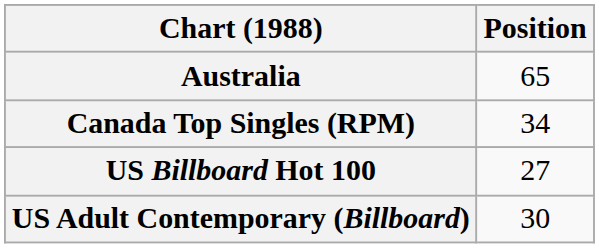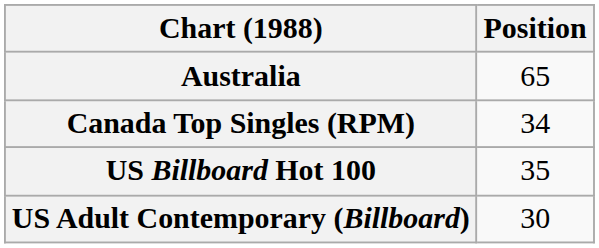(535, 170) 27 -> (535, 170) 35
